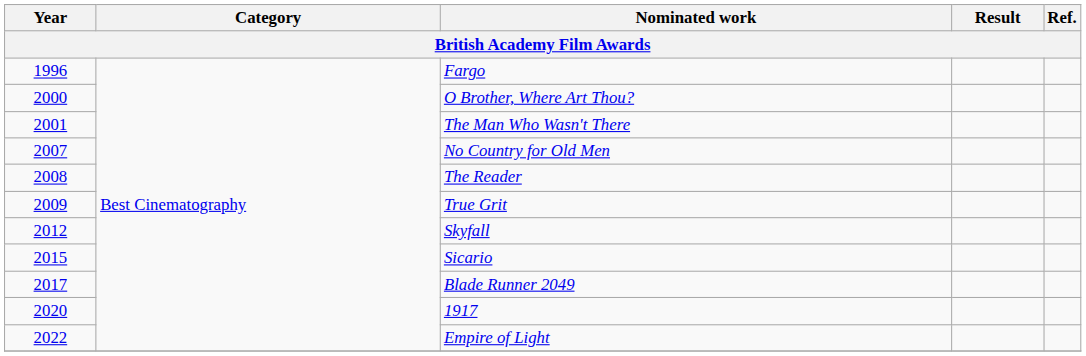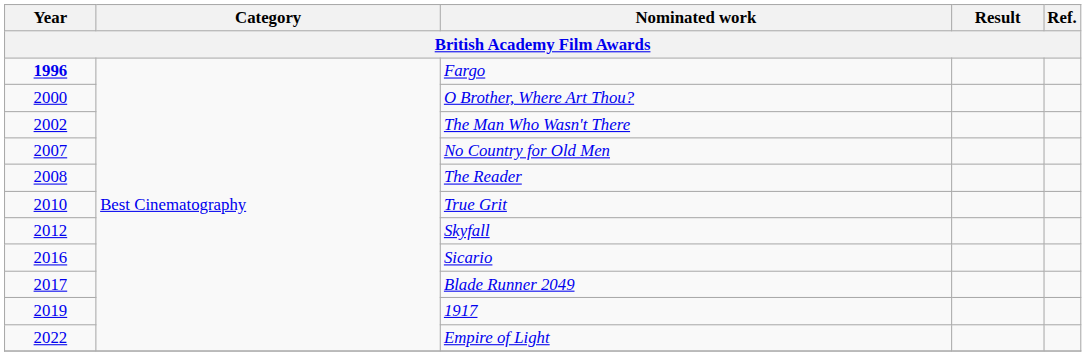(50, 71) normal -> (50, 71) bold
(50, 124) 2001 -> (50, 124) 2002
(50, 204) 2009 -> (50, 204) 2010
(50, 257) 2015 -> (50, 257) 2016
(50, 310) 2020 -> (50, 310) 2019
